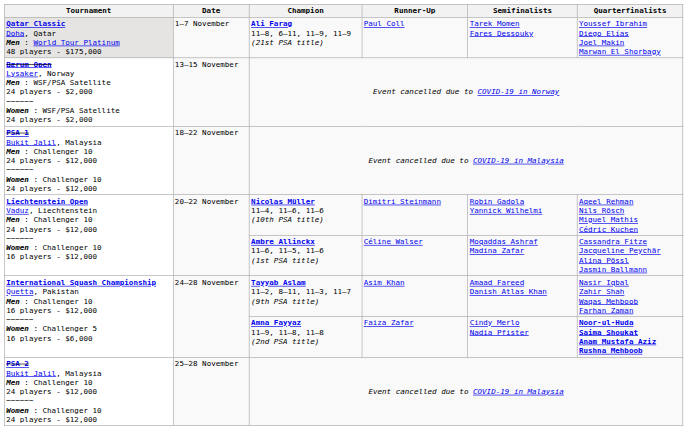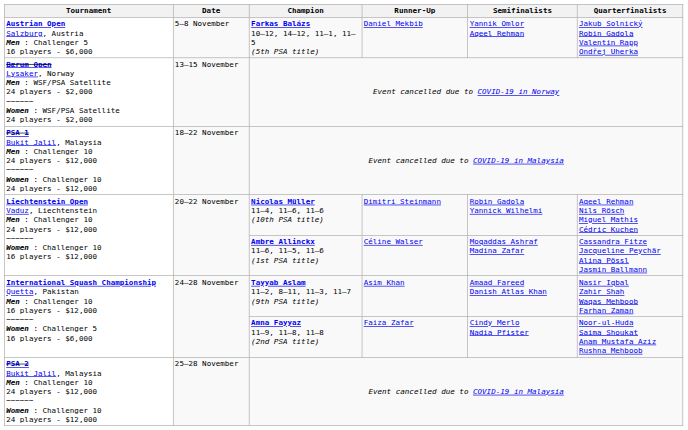- row: (63, 38)
+ row: (49, 38)
(618, 337) bold -> (618, 337) normal
